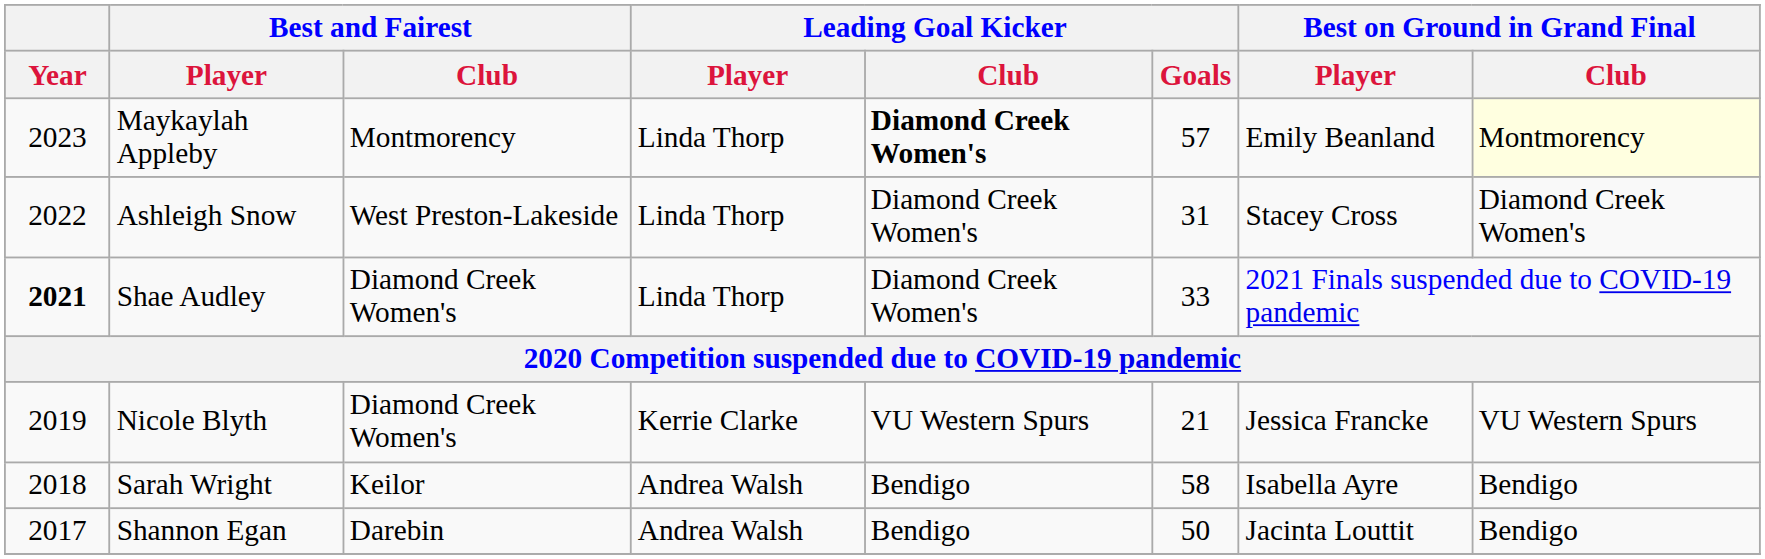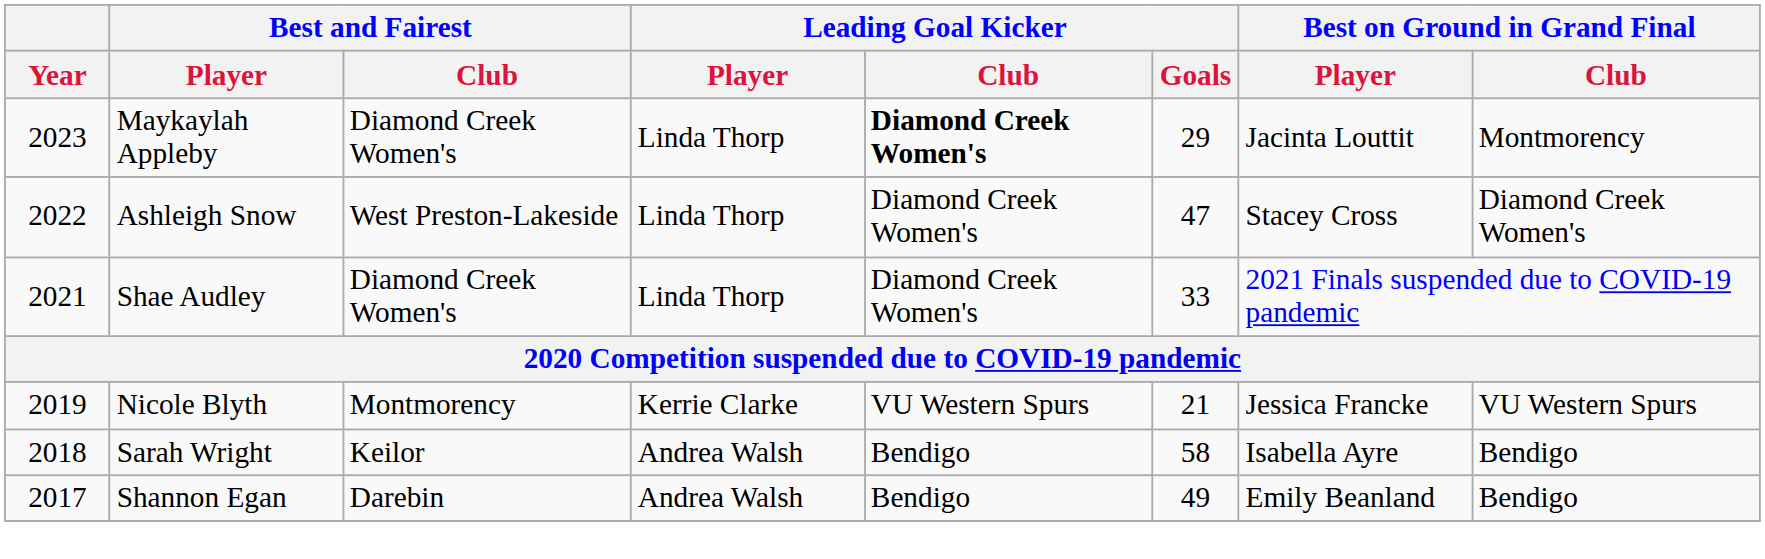(433, 137) Montmorency -> (443, 137) Diamond Creek Women's
(1195, 137) 57 -> (1195, 137) 29
(1340, 137) Emily Beanland -> (1330, 137) Jacinta Louttit
(1562, 137) lightyellow background -> (1562, 137) no background
(1195, 216) 31 -> (1195, 216) 47
(57, 295) bold -> (57, 295) normal
(443, 421) Diamond Creek Women's -> (433, 405) Montmorency
(1195, 530) 50 -> (1195, 498) 49
(1330, 530) Jacinta Louttit -> (1340, 498) Emily Beanland
